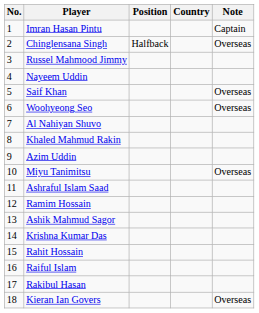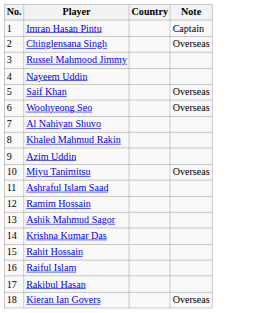- column: (150, 12)
